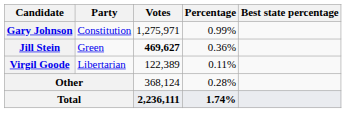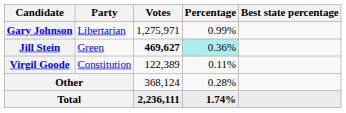(104, 30) Constitution -> (102, 30) Libertarian
(222, 47) no background -> (222, 47) paleturquoise background
(102, 64) Libertarian -> (104, 64) Constitution
